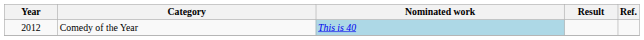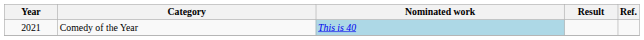(31, 27) 2012 -> (31, 27) 2021
